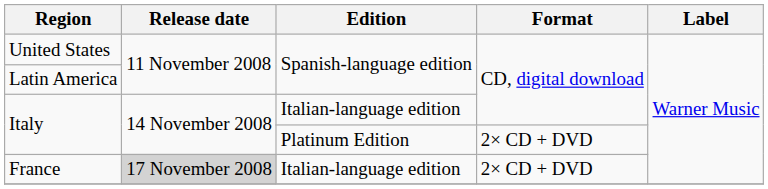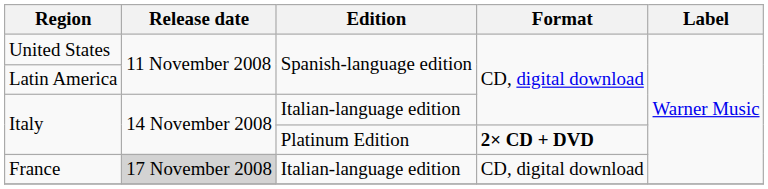(537, 139) normal -> (537, 139) bold
(537, 169) 2× CD + DVD -> (562, 169) CD, digital download
